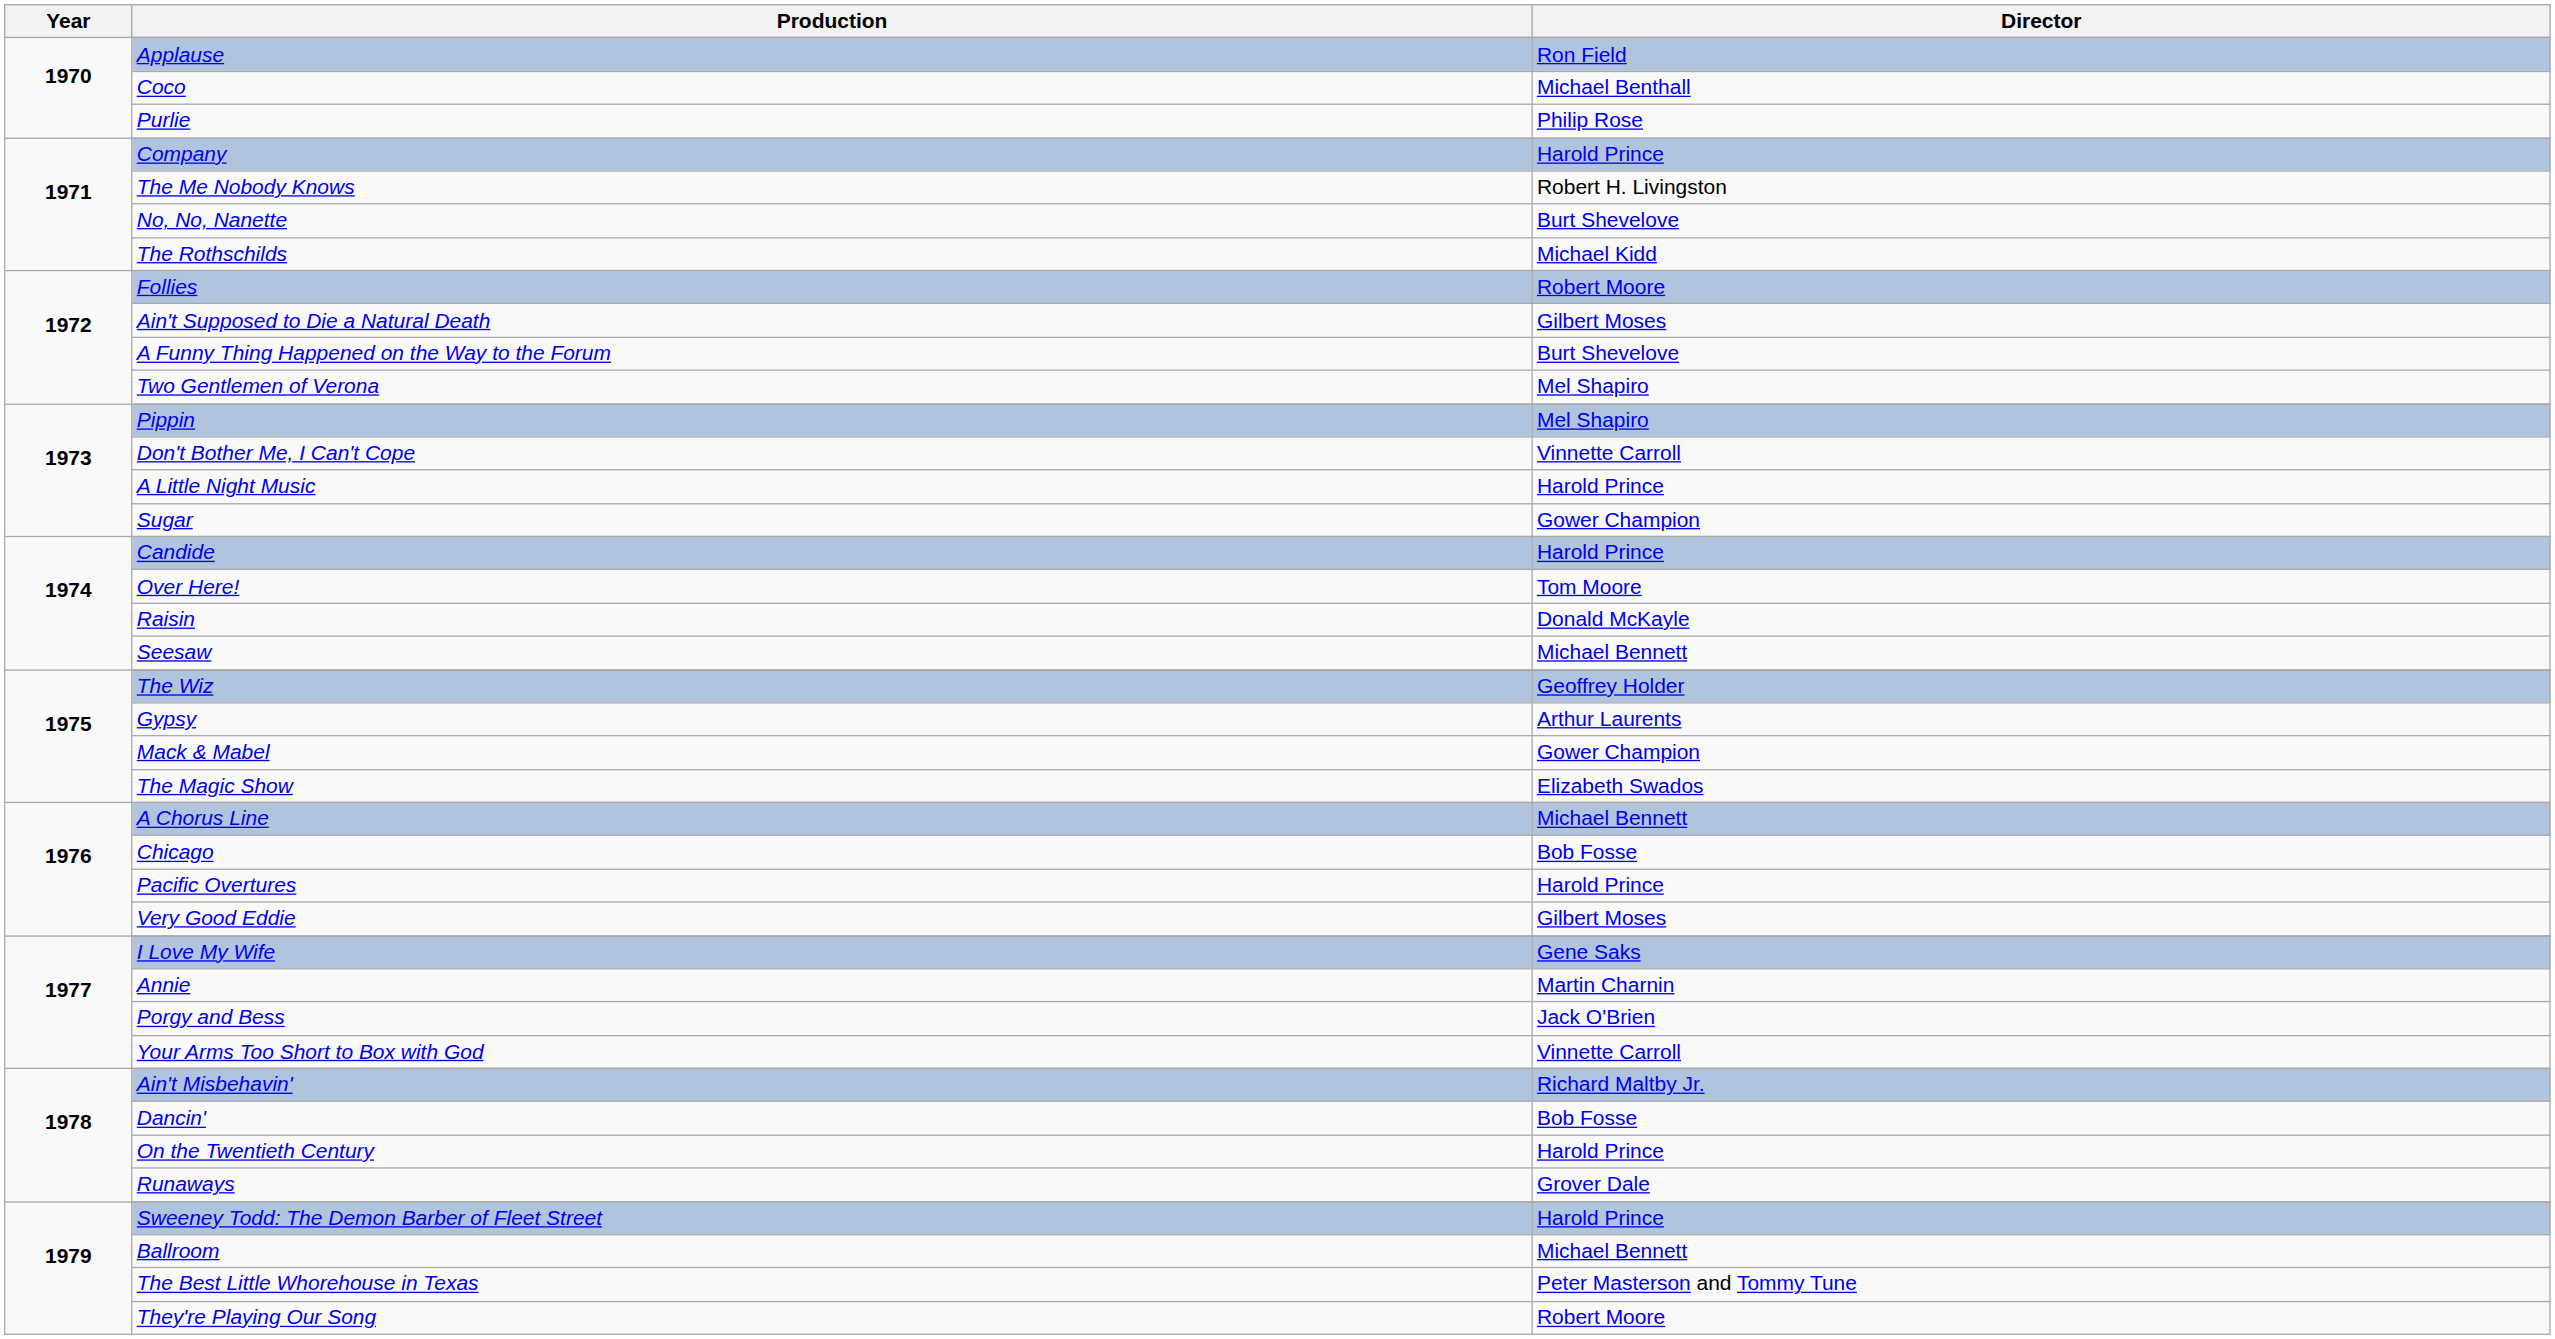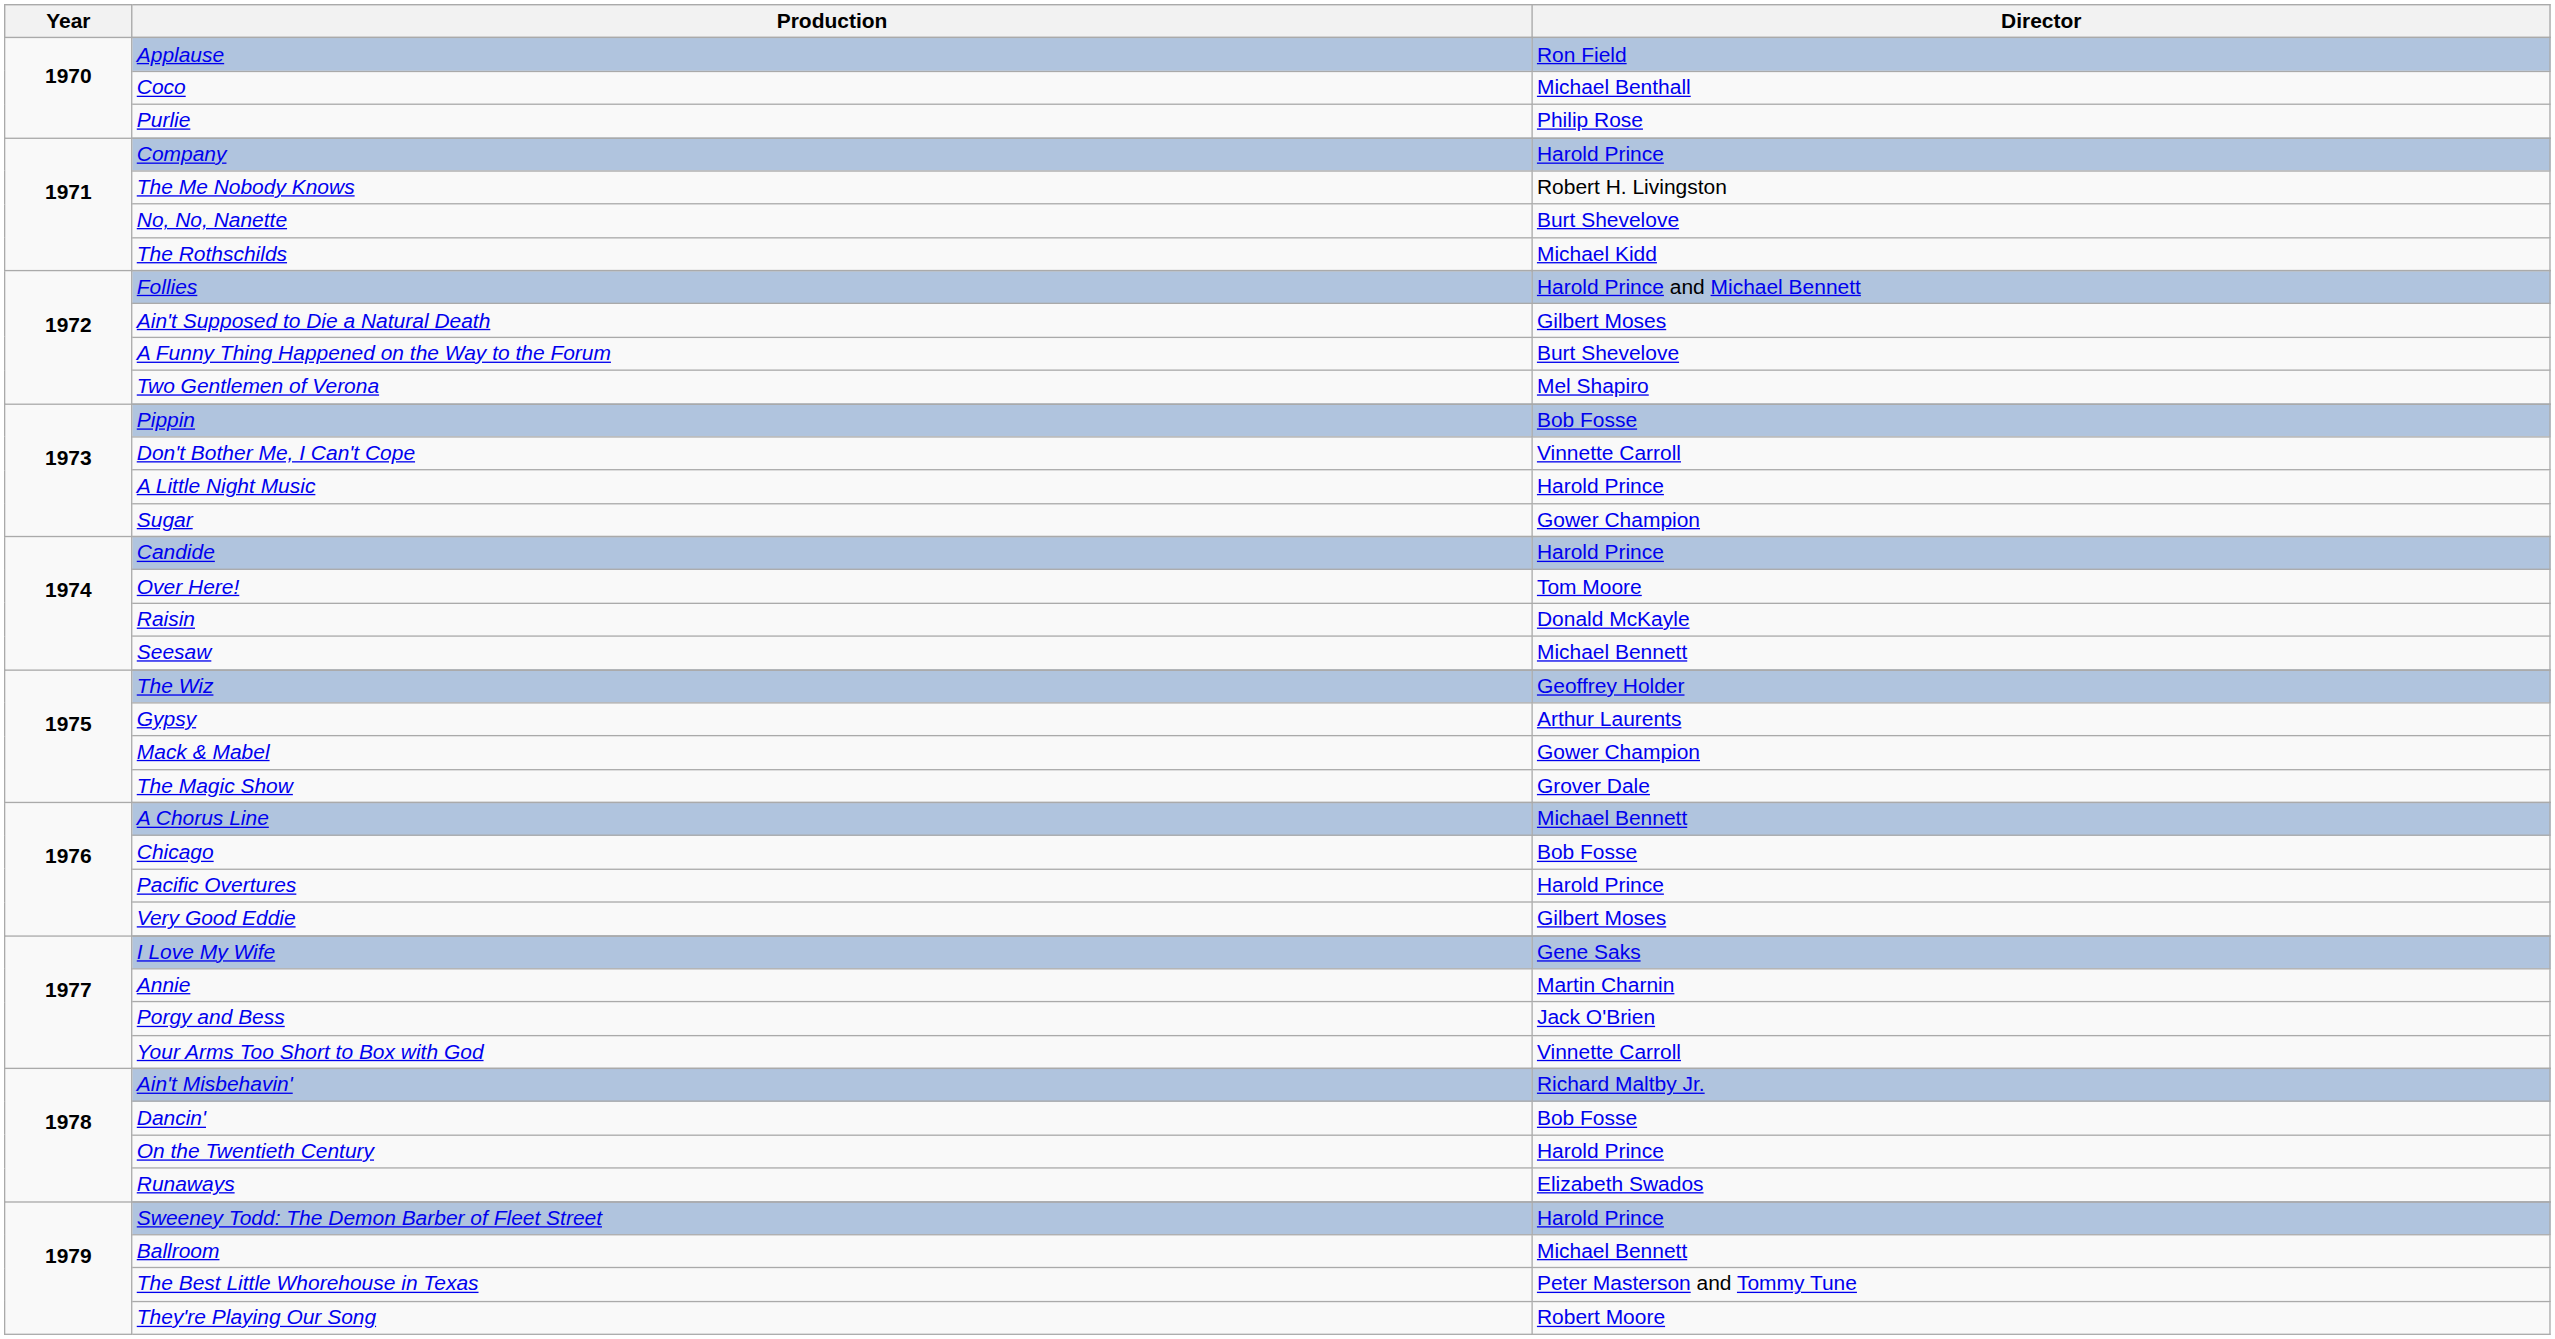(1601, 287) Robert Moore -> (1699, 287) Harold Prince and Michael Bennett
(1593, 420) Mel Shapiro -> (1587, 420) Bob Fosse
(1620, 785) Elizabeth Swados -> (1593, 785) Grover Dale
(1593, 1184) Grover Dale -> (1620, 1184) Elizabeth Swados
